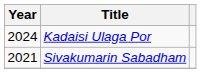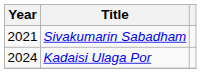rows swapped: (115, 57) <-> (97, 36)
